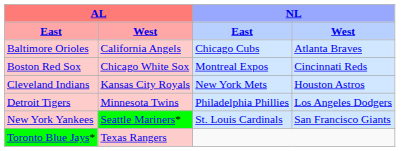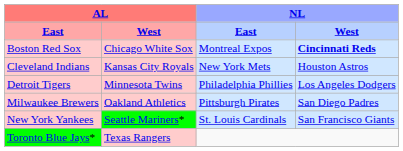- row: (48, 48)
(331, 66) normal -> (337, 48) bold
+ row: (53, 102)
